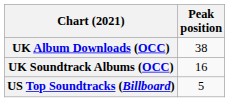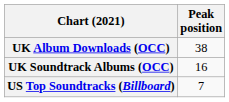(201, 86) 5 -> (201, 86) 7
